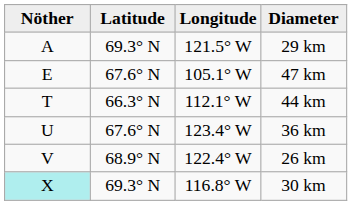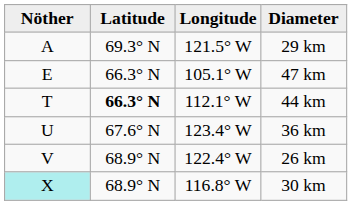(133, 74) 67.6° N -> (133, 74) 66.3° N
(133, 102) normal -> (133, 102) bold
(133, 185) 69.3° N -> (133, 185) 68.9° N
